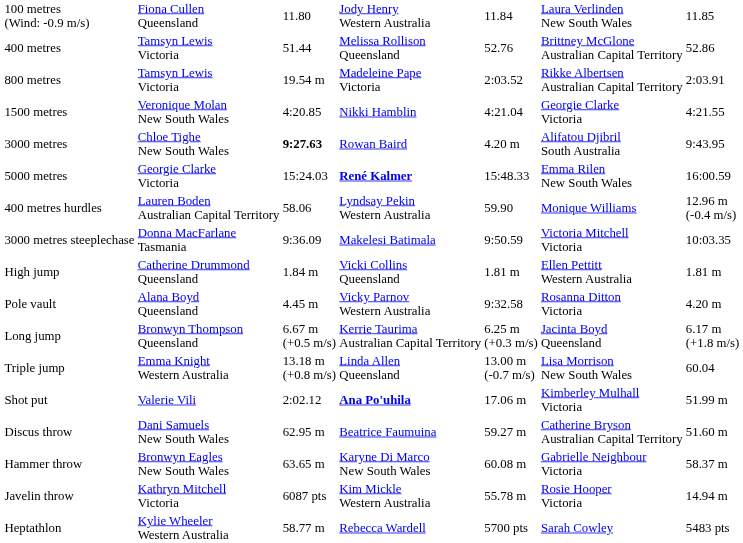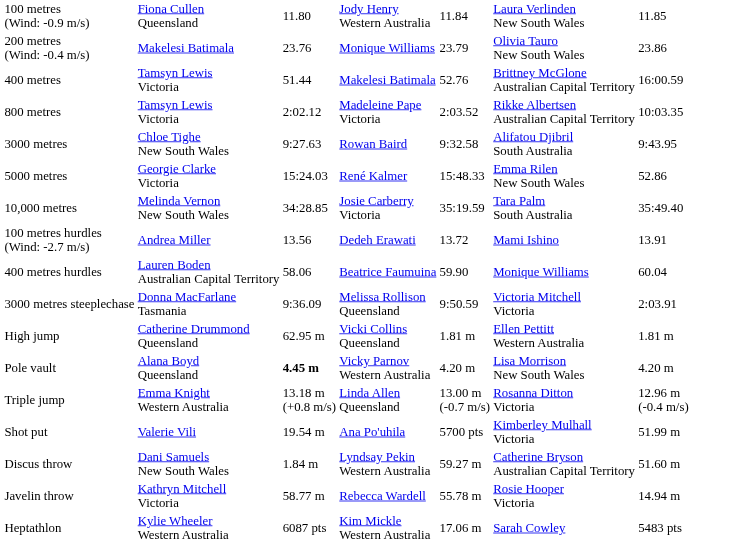+ row: (47, 47)
(382, 47) Melissa Rollison Queensland -> (387, 79) Makelesi Batimala
(700, 47) 52.86 -> (661, 79) 16:00.59
(304, 79) 19.54 m -> (302, 111) 2:02.12
(705, 79) 2:03.91 -> (661, 111) 10:03.35
- row: (36, 111)
(302, 143) bold -> (302, 143) normal
(502, 143) 4.20 m -> (459, 143) 9:32.58
(376, 175) bold -> (373, 175) normal
(708, 175) 16:00.59 -> (653, 175) 52.86
+ row: (41, 207)
+ row: (53, 239)
(385, 207) Lyndsay Pekin Western Australia -> (388, 271) Beatrice Faumuina
(711, 207) 12.96 m (-0.4 m/s) -> (653, 271) 60.04
(387, 239) Makelesi Batimala -> (382, 303) Melissa Rollison Queensland
(708, 239) 10:03.35 -> (658, 303) 2:03.91
(300, 271) 1.84 m -> (304, 335) 62.95 m
(300, 303) normal -> (301, 367) bold
(504, 303) 9:32.58 -> (457, 367) 4.20 m
(581, 303) Rosanna Ditton Victoria -> (539, 367) Lisa Morrison New South Wales
- row: (33, 335)
(586, 367) Lisa Morrison New South Wales -> (533, 399) Rosanna Ditton Victoria
(700, 367) 60.04 -> (663, 399) 12.96 m (-0.4 m/s)
(302, 399) 2:02.12 -> (304, 431) 19.54 m
(375, 399) bold -> (372, 431) normal
(505, 399) 17.06 m -> (461, 431) 5700 pts
(304, 431) 62.95 m -> (300, 463) 1.84 m
(388, 431) Beatrice Faumuina -> (385, 463) Lyndsay Pekin Western Australia
- row: (43, 463)
(305, 495) 6087 pts -> (304, 495) 58.77 m
(385, 495) Kim Mickle Western Australia -> (383, 495) Rebecca Wardell
(304, 527) 58.77 m -> (305, 527) 6087 pts
(383, 527) Rebecca Wardell -> (385, 527) Kim Mickle Western Australia
(506, 527) 5700 pts -> (461, 527) 17.06 m
